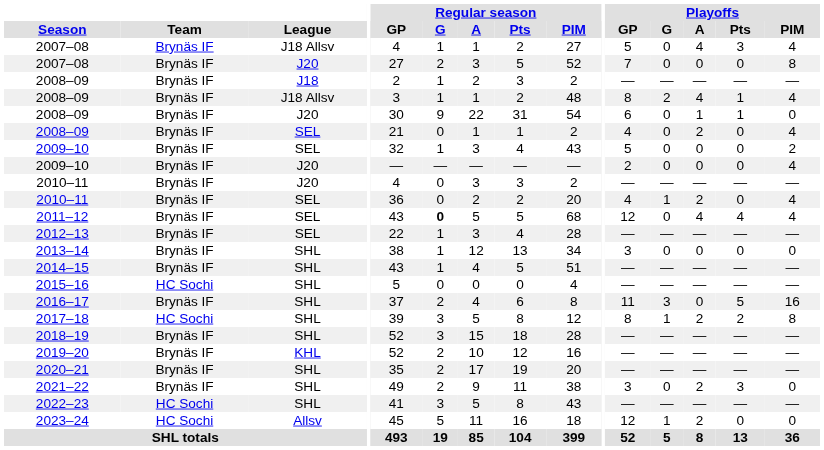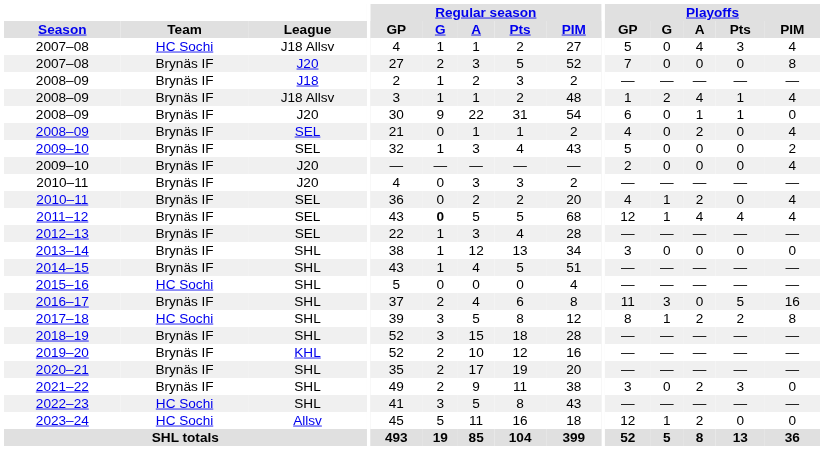(185, 46) Brynäs IF -> (185, 46) HC Sochi
(628, 97) 8 -> (628, 97) 1
(667, 216) 0 -> (667, 216) 1
